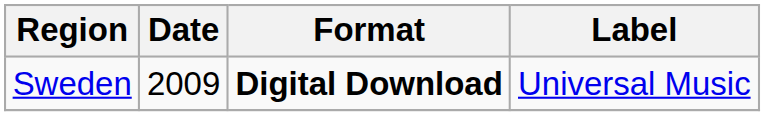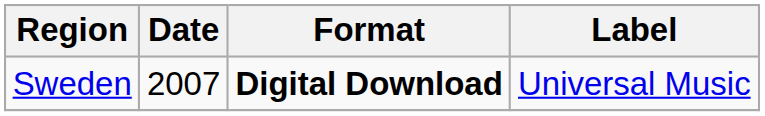(184, 82) 2009 -> (184, 82) 2007
